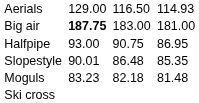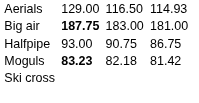(173, 43) 86.95 -> (166, 43) 86.75
- row: (33, 60)
(84, 78) normal -> (77, 60) bold
(173, 78) 81.48 -> (166, 60) 81.42
